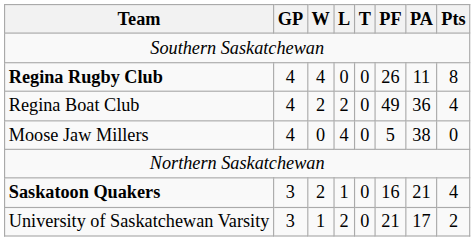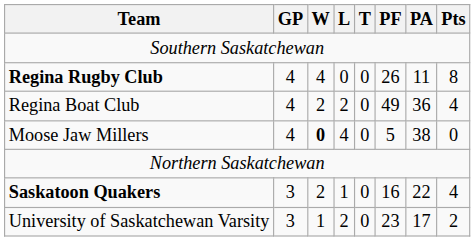(321, 134) normal -> (321, 134) bold
(421, 192) 21 -> (421, 192) 22
(390, 221) 21 -> (390, 221) 23
